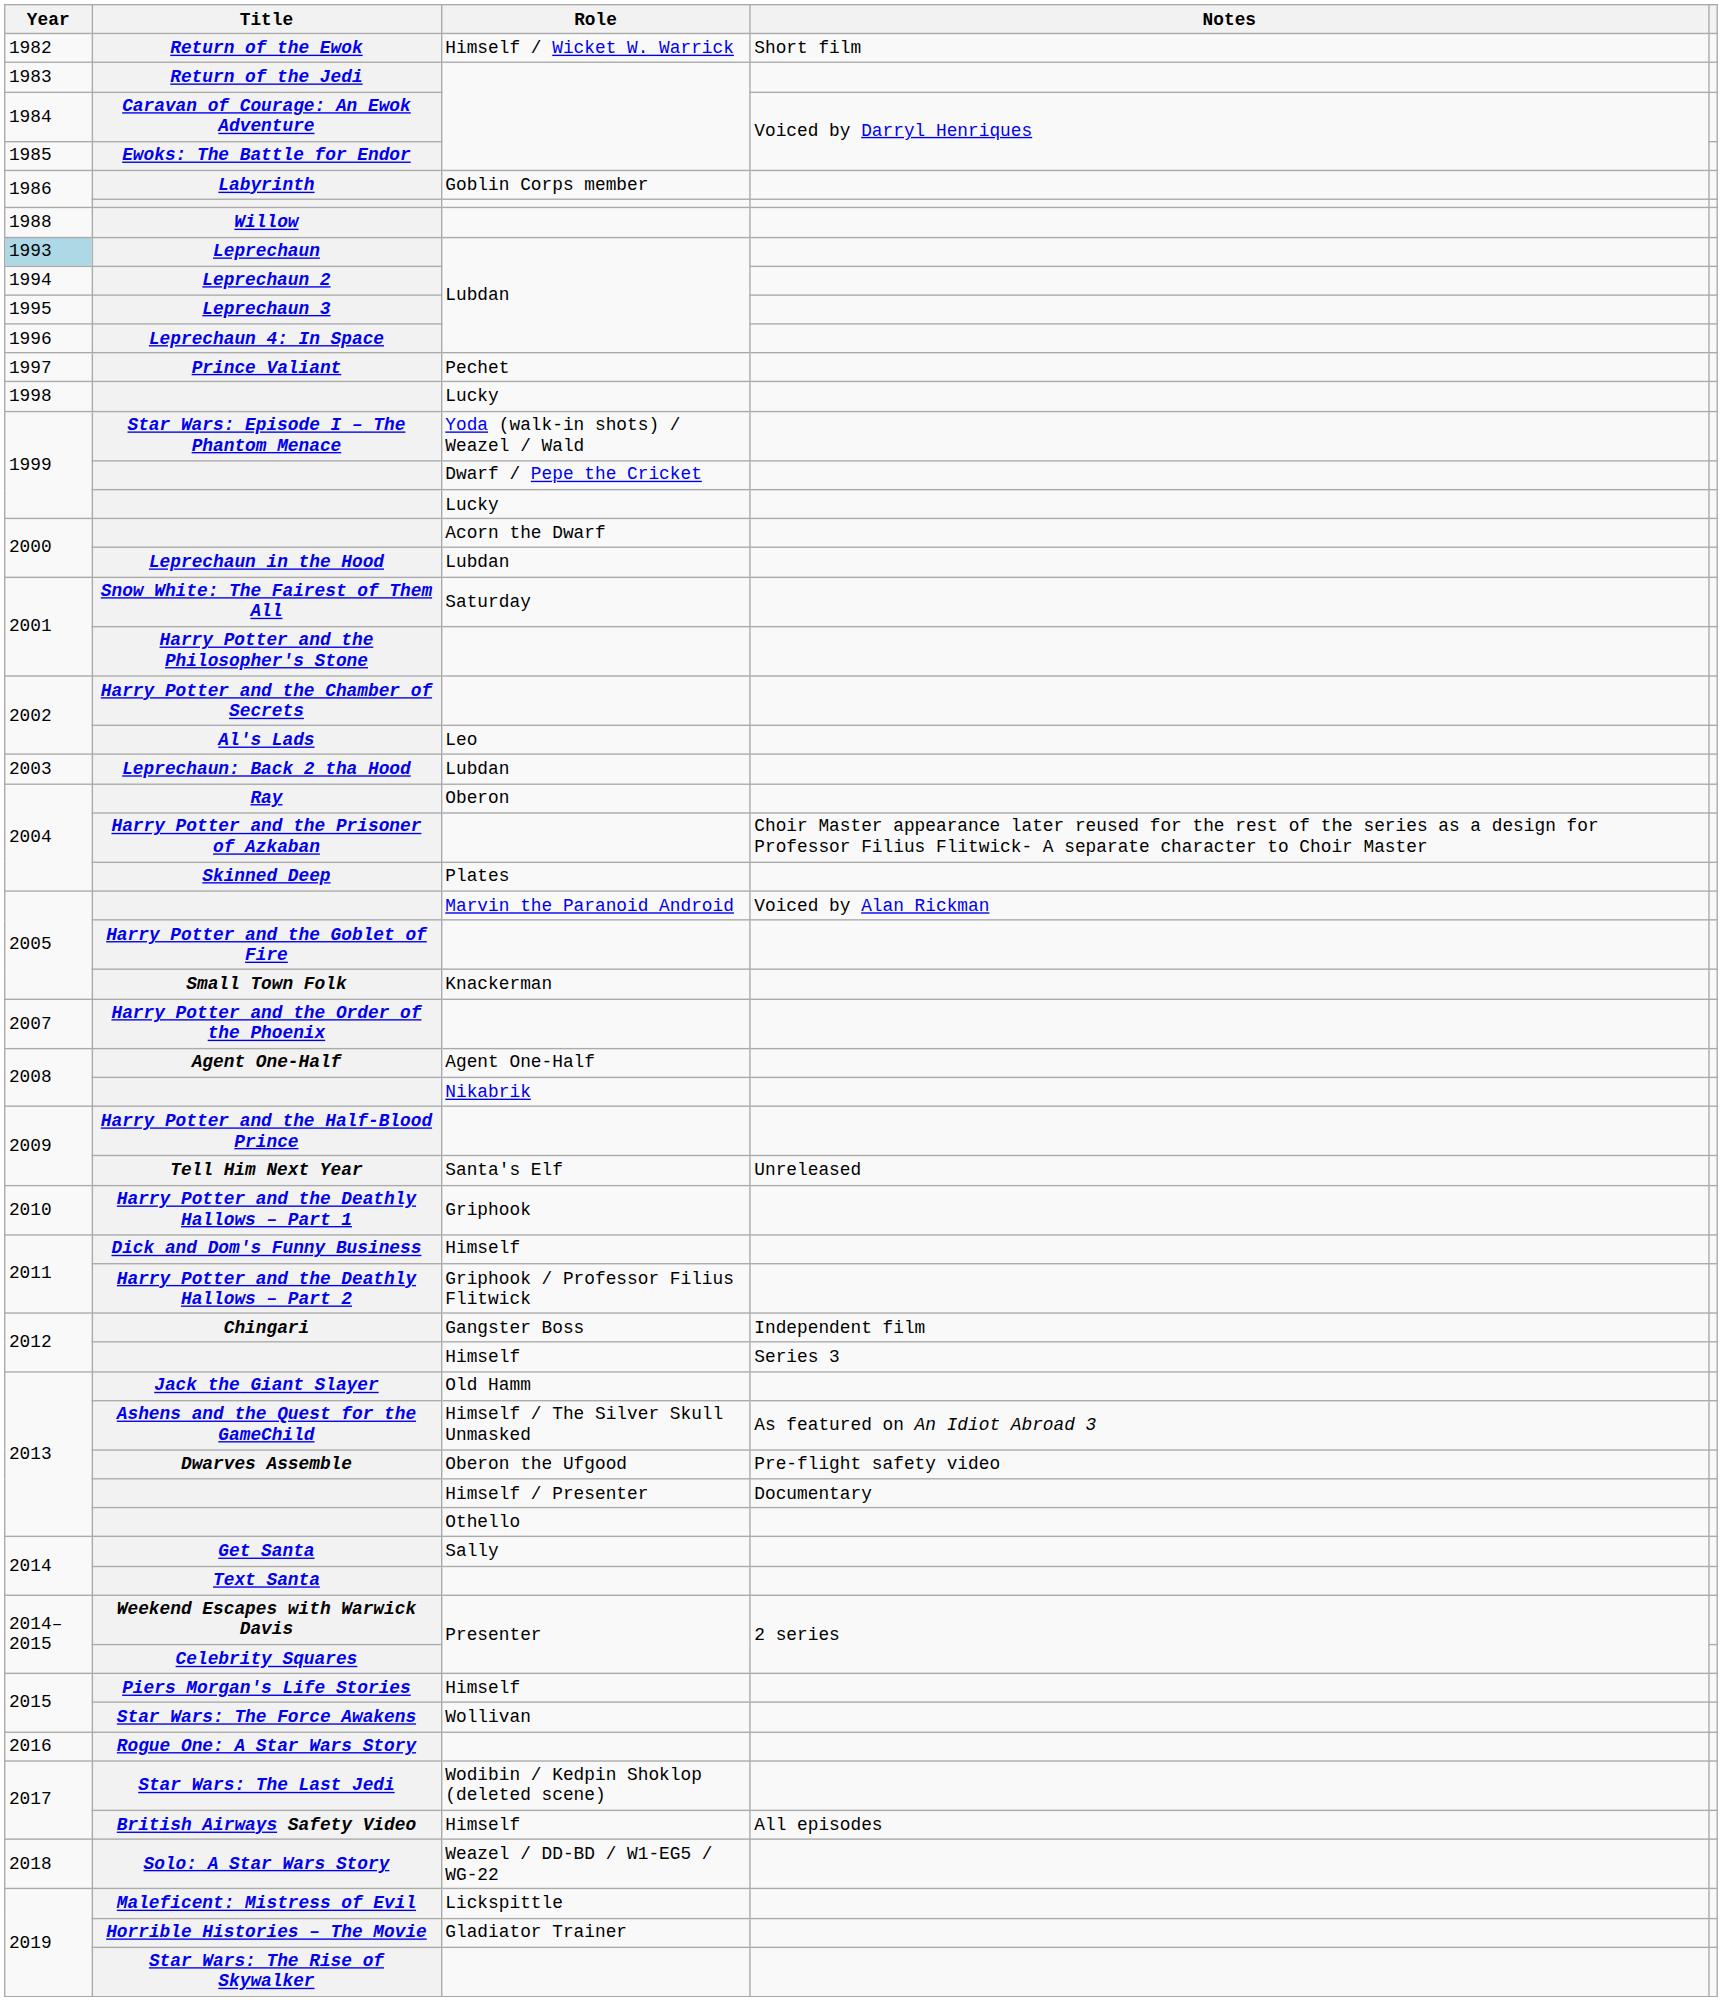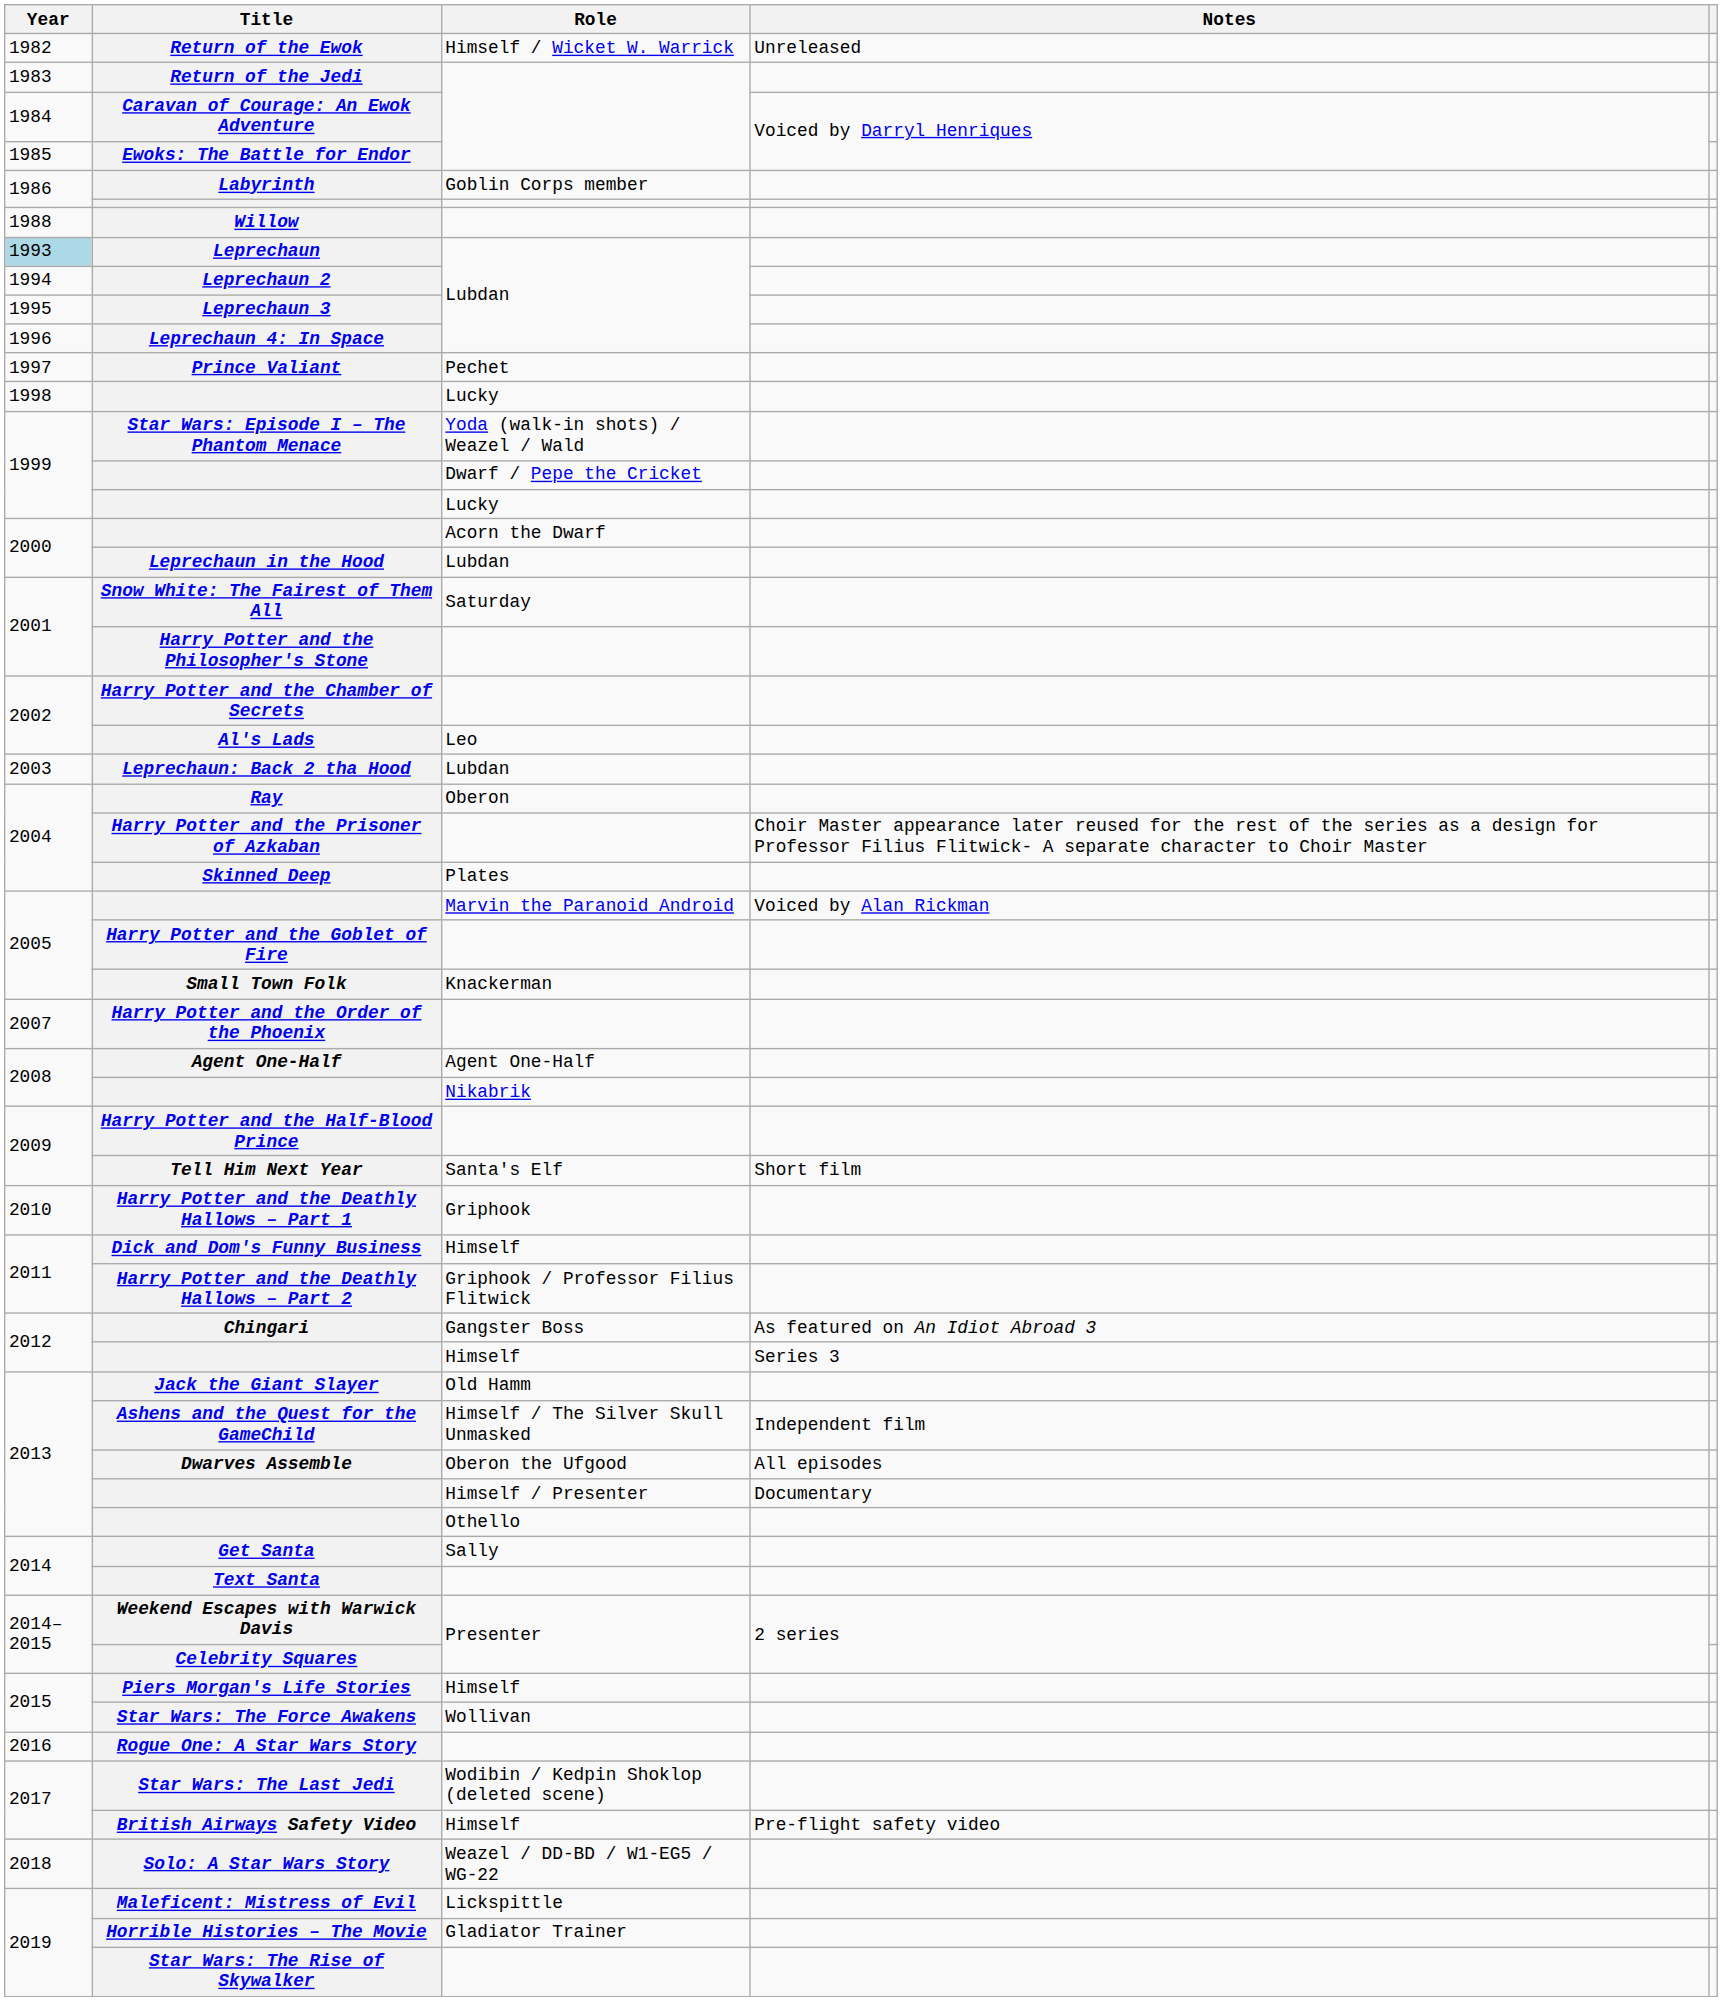(808, 48) Short film -> (808, 48) Unreleased
(808, 1171) Unreleased -> (808, 1171) Short film
(840, 1328) Independent film -> (925, 1328) As featured on An Idiot Abroad 3
(925, 1425) As featured on An Idiot Abroad 3 -> (840, 1425) Independent film
(877, 1464) Pre-flight safety video -> (818, 1464) All episodes
(818, 1825) All episodes -> (877, 1825) Pre-flight safety video
